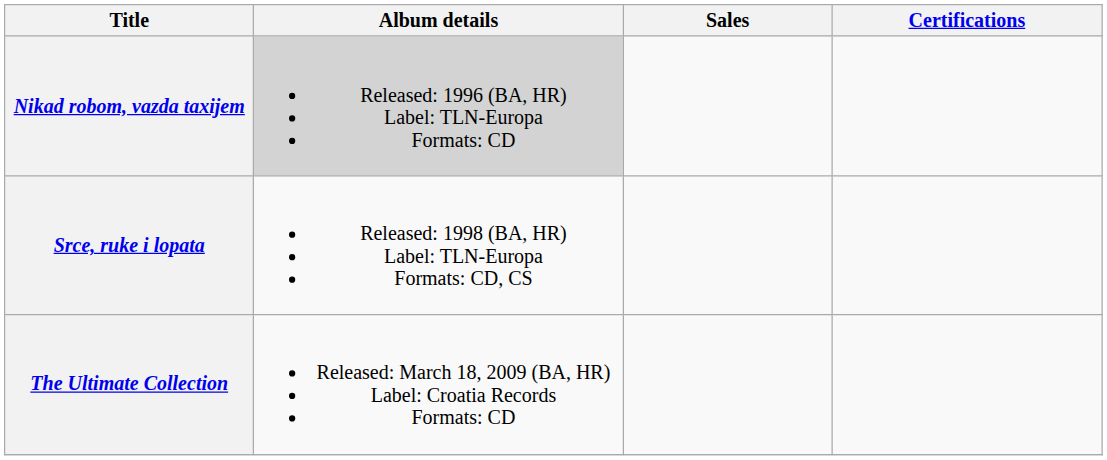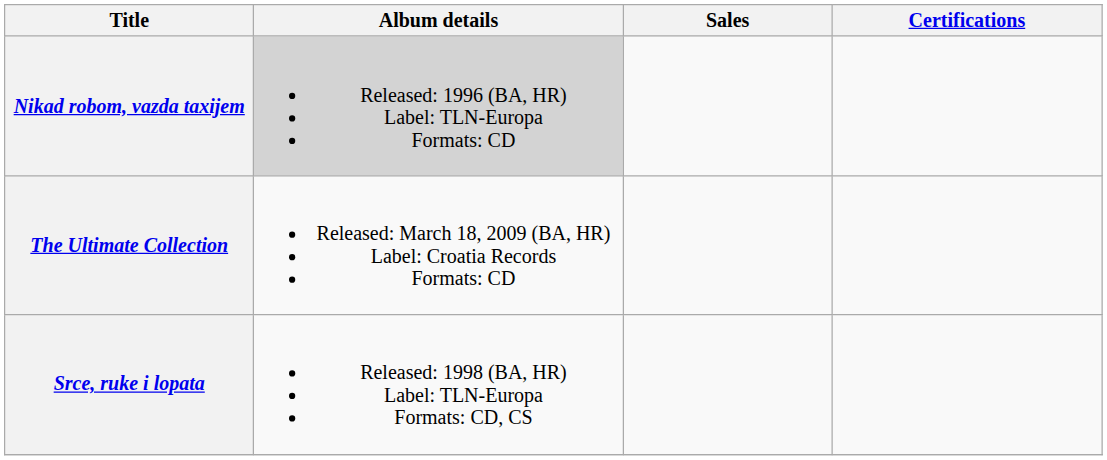rows swapped: (129, 245) <-> (129, 384)
